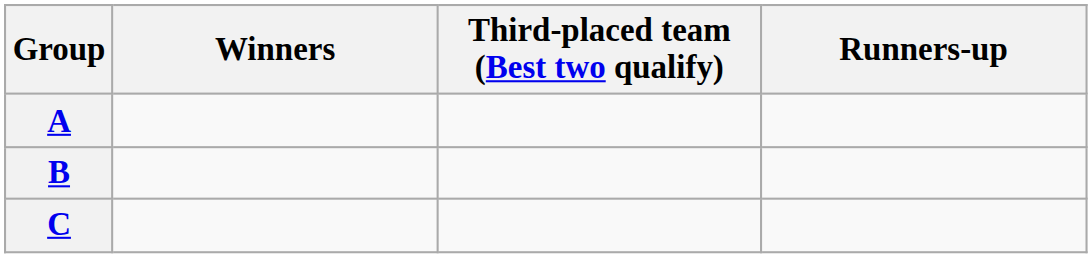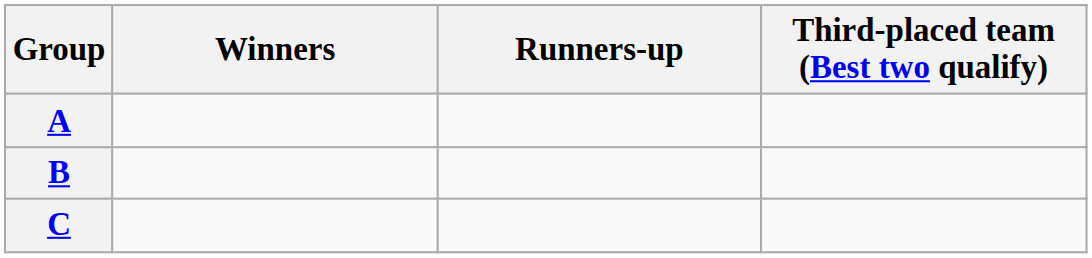columns swapped: (924, 49) <-> (599, 49)
